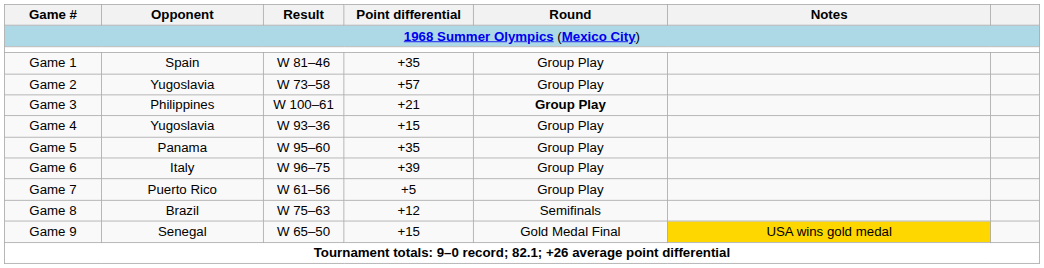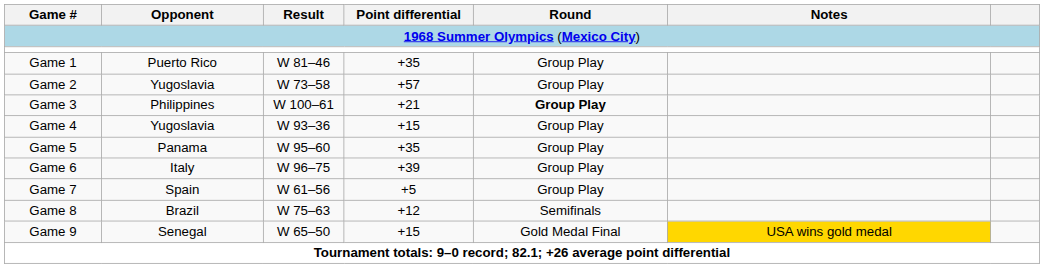(182, 63) Spain -> (182, 63) Puerto Rico
(182, 189) Puerto Rico -> (182, 189) Spain
